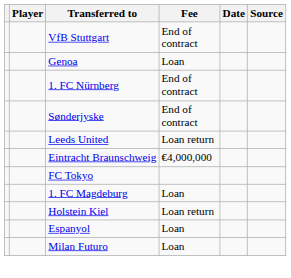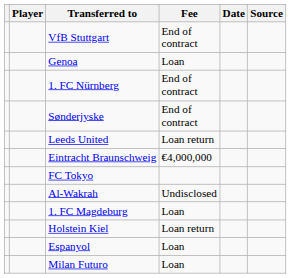+ row: (73, 193)
